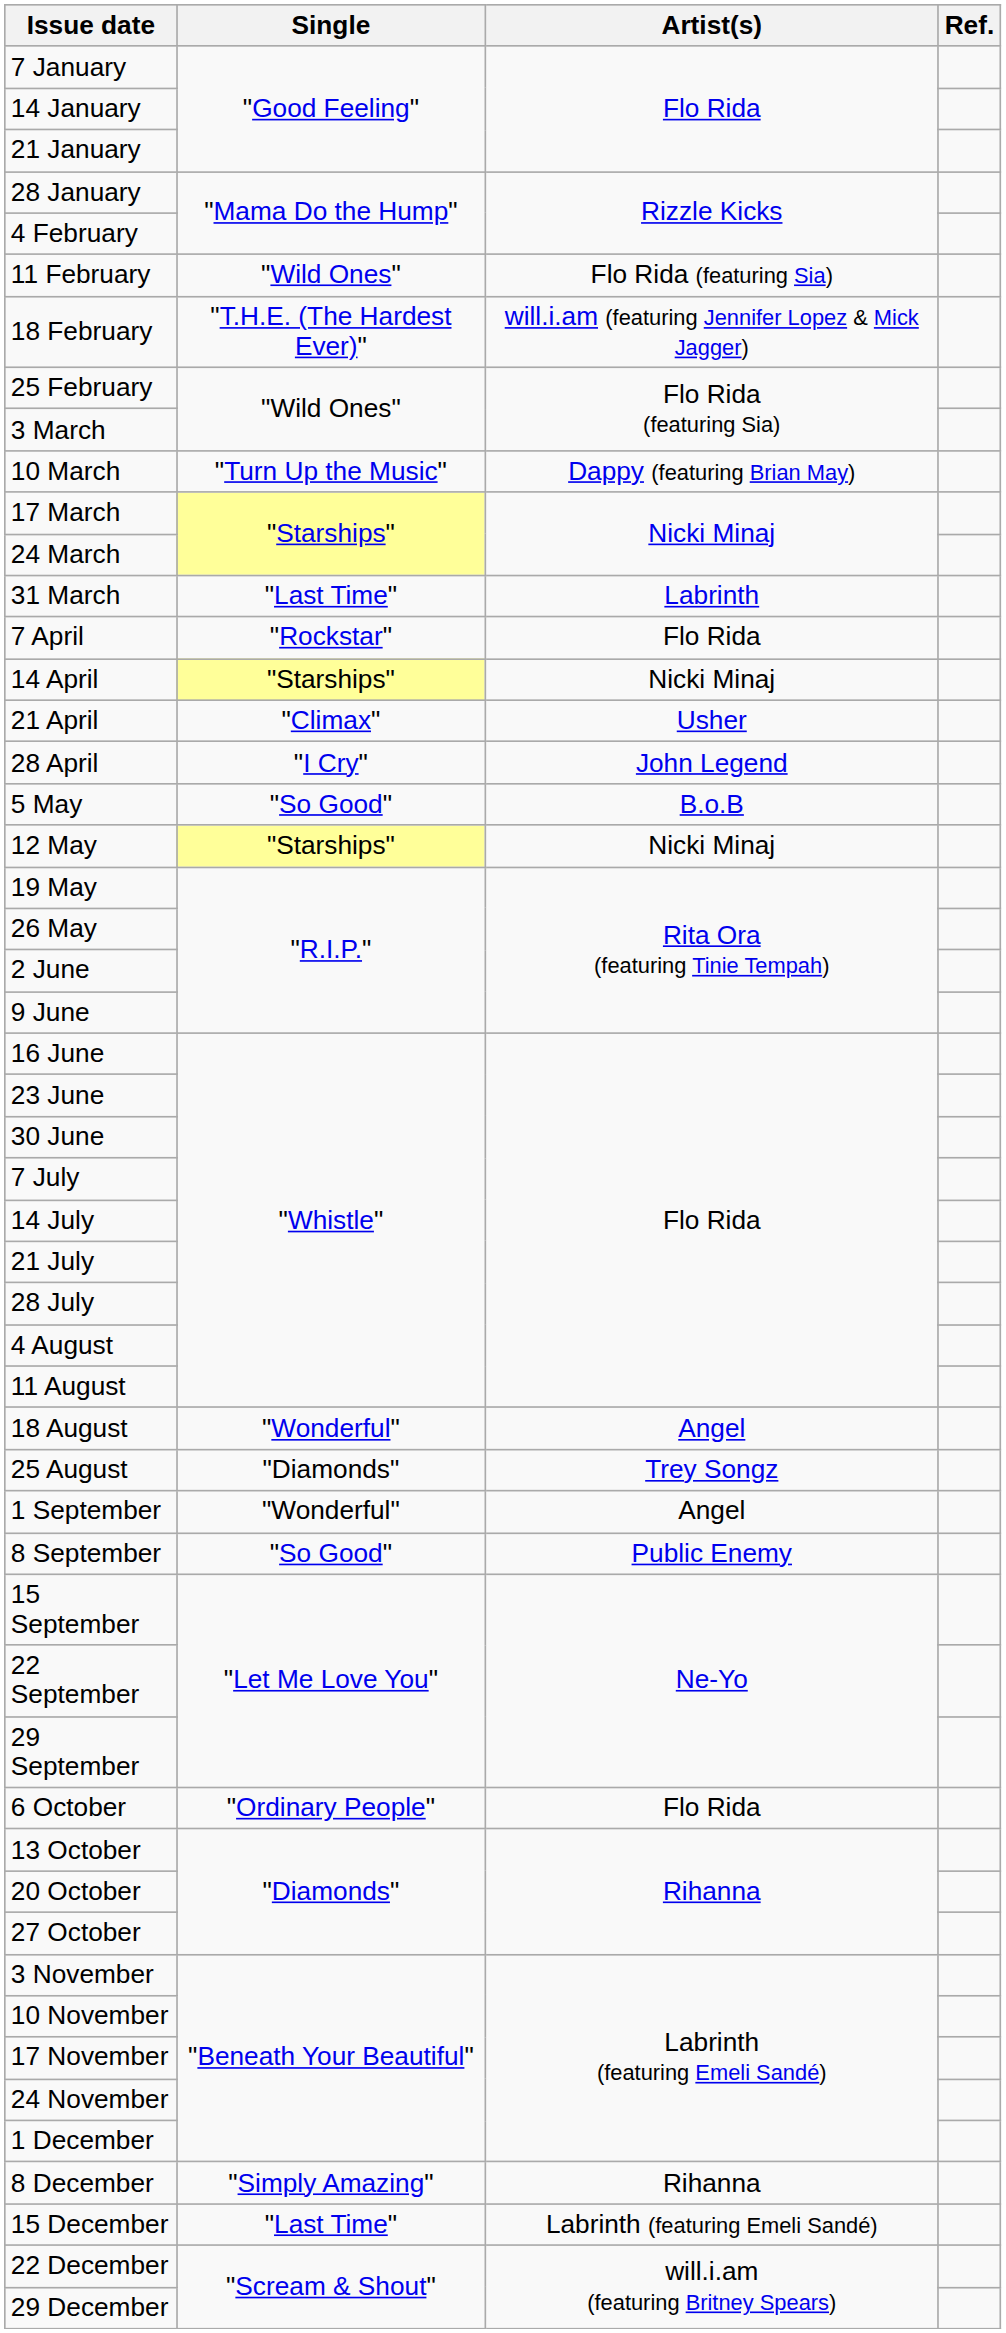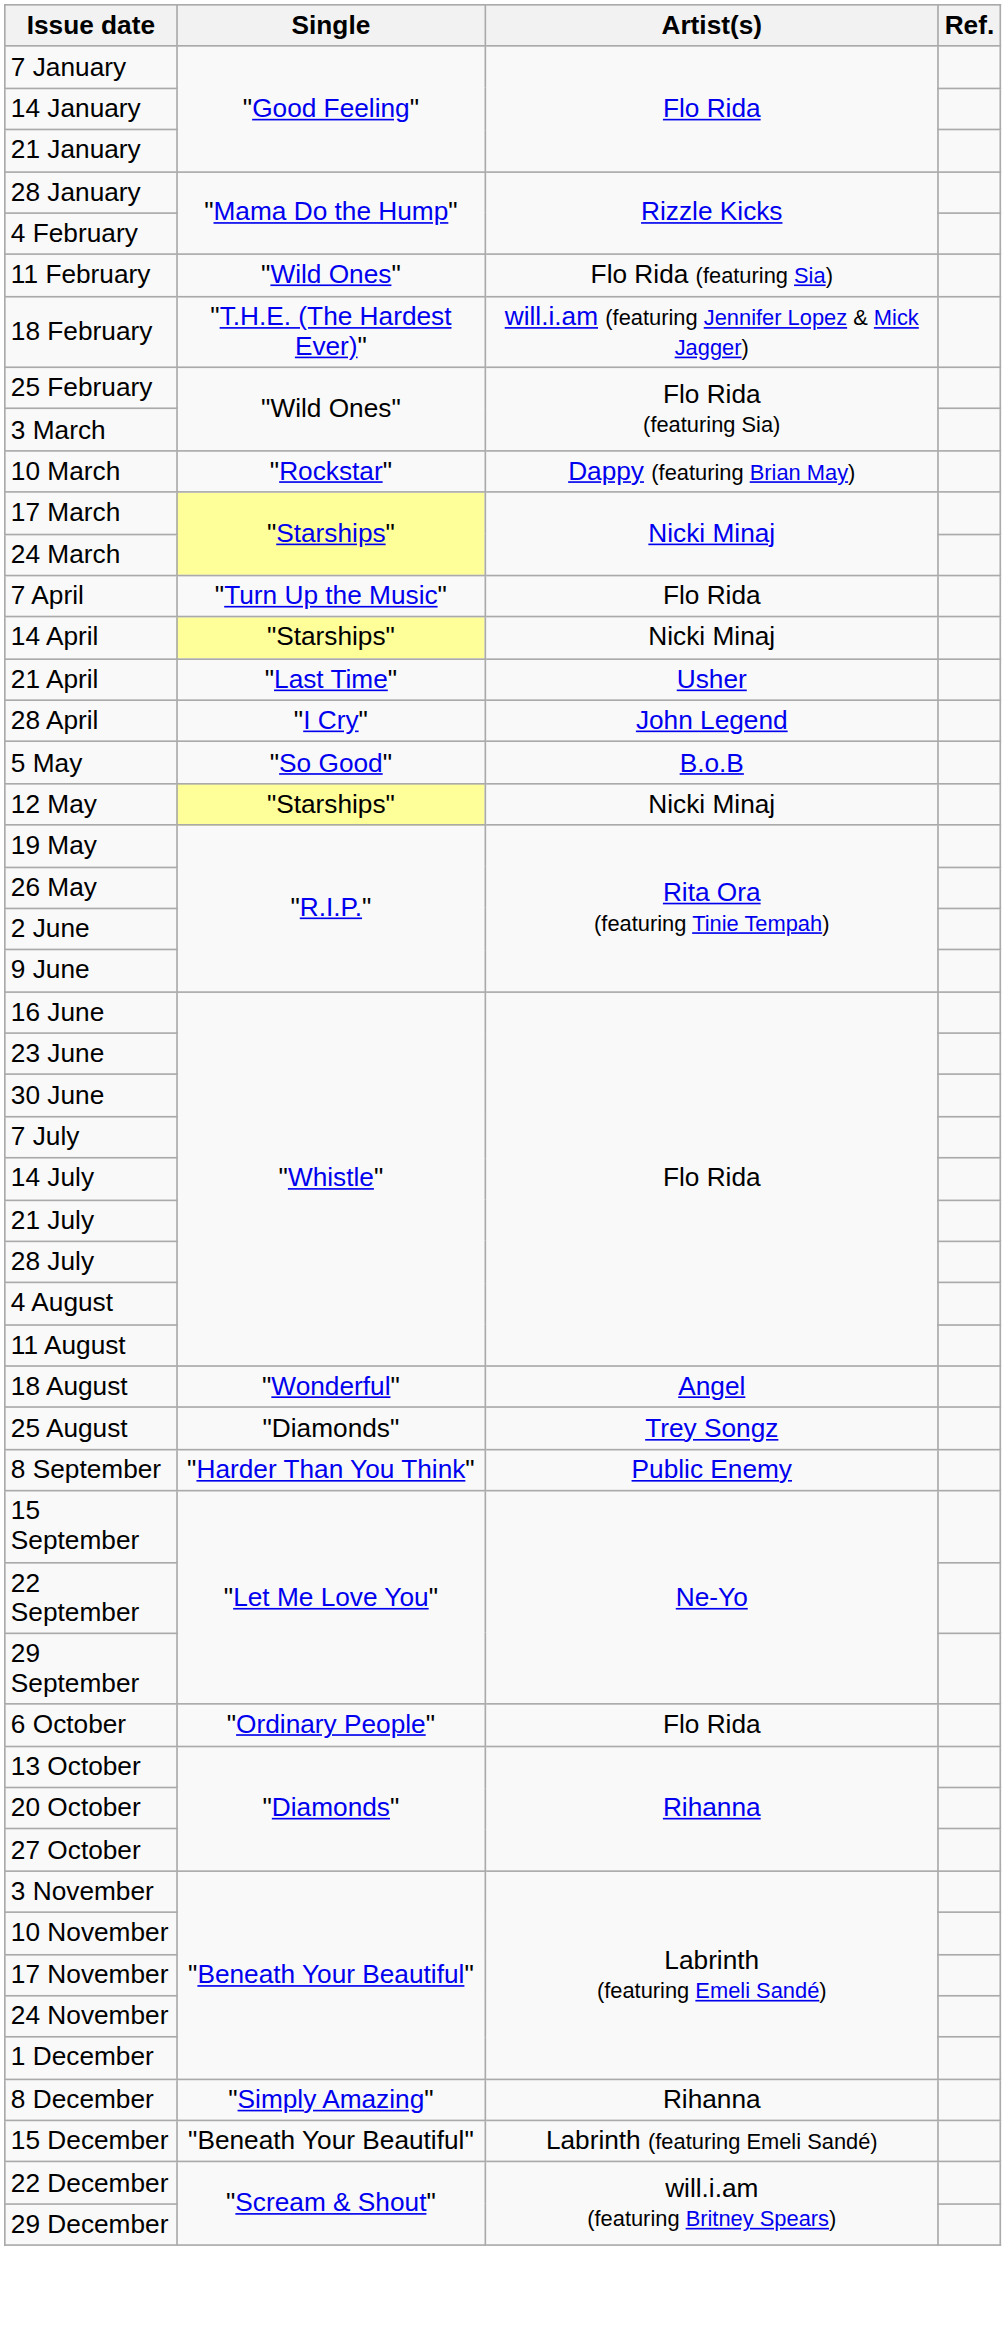(331, 470) "Turn Up the Music" -> (331, 470) "Rockstar"
- row: (66, 595)
(331, 637) "Rockstar" -> (331, 595) "Turn Up the Music"
(331, 720) "Climax" -> (331, 679) "Last Time"
- row: (86, 1511)
(331, 1552) "So Good" -> (331, 1469) "Harder Than You Think"
(331, 2224) "Last Time" -> (331, 2140) "Beneath Your Beautiful"
